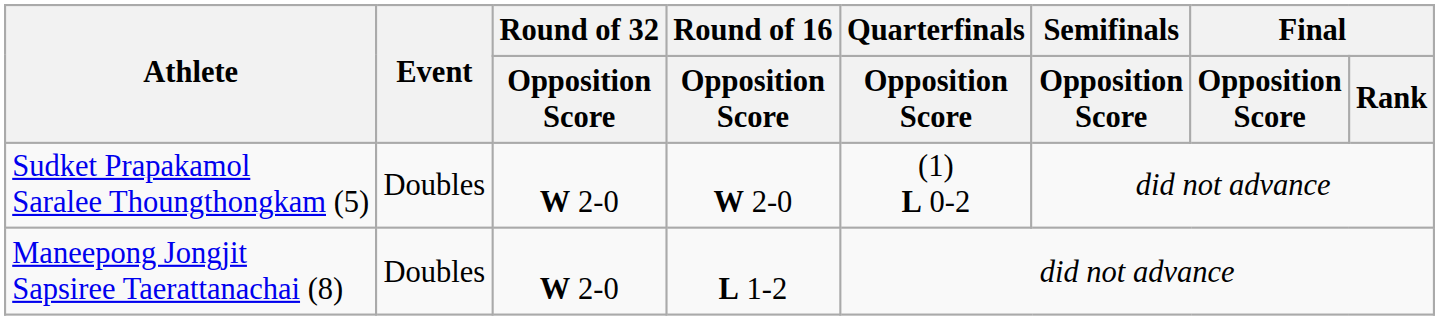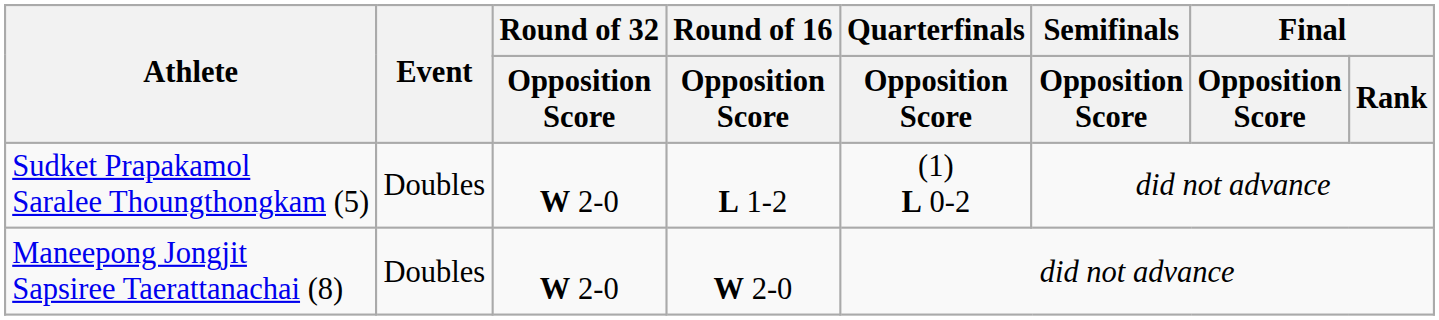(753, 202) W 2-0 -> (753, 202) L 1-2
(753, 289) L 1-2 -> (753, 289) W 2-0
